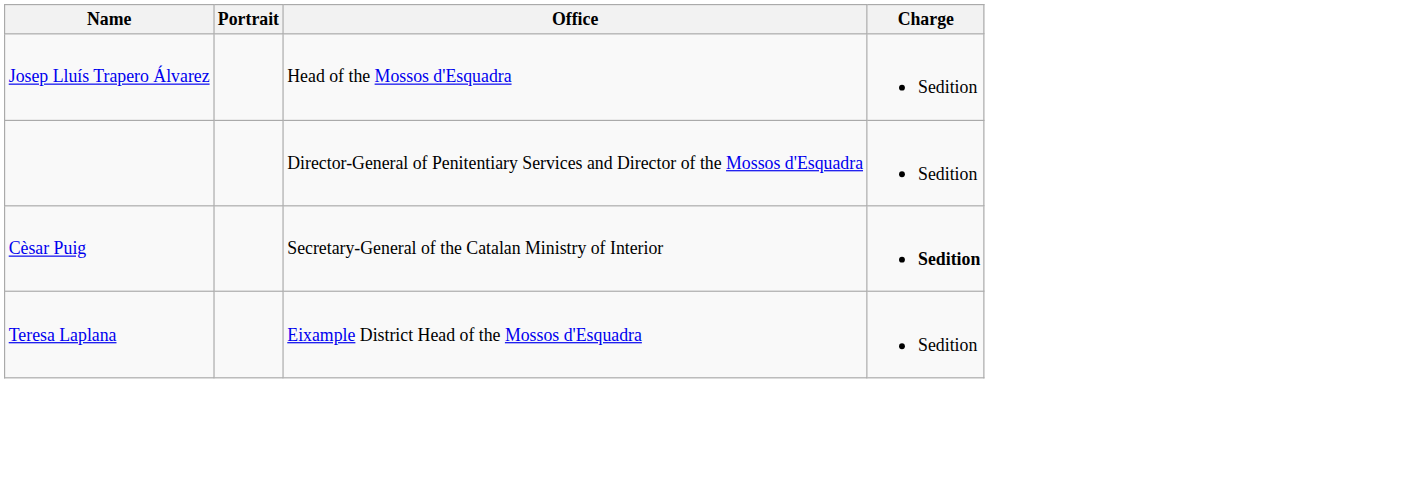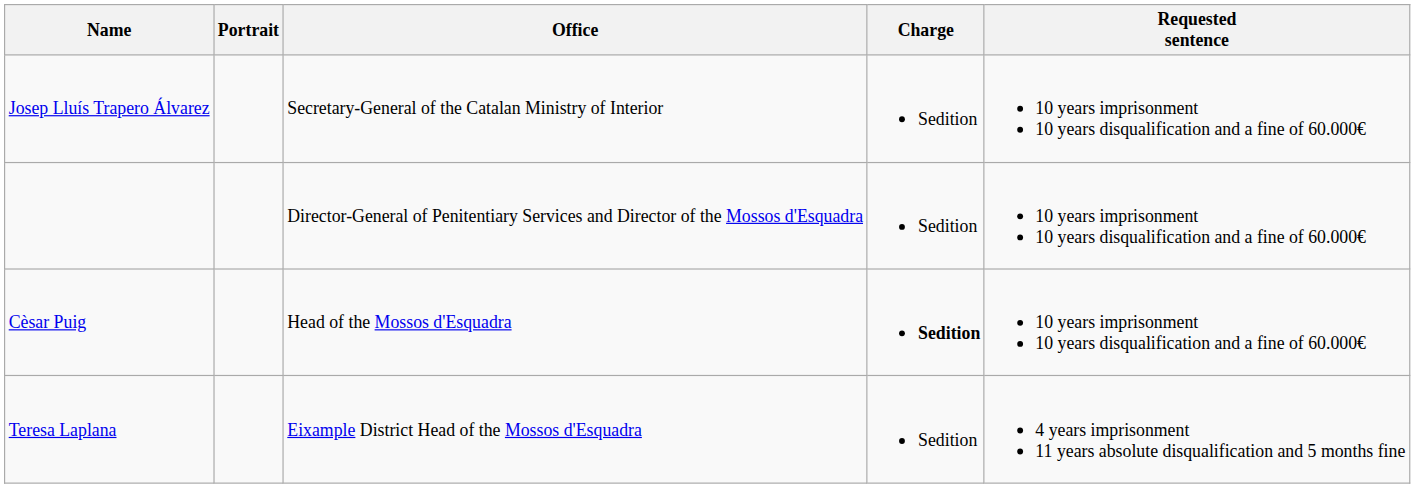+ column: (1197, 29)
(399, 76) Head of the Mossos d'Esquadra -> (475, 108) Secretary-General of the Catalan Ministry of Interior
(475, 248) Secretary-General of the Catalan Ministry of Interior -> (399, 322) Head of the Mossos d'Esquadra
